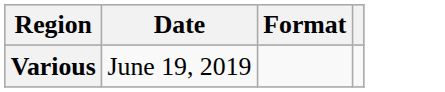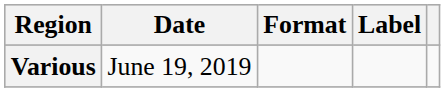+ column: (390, 24)
